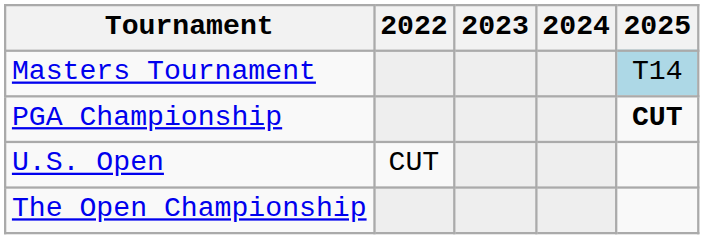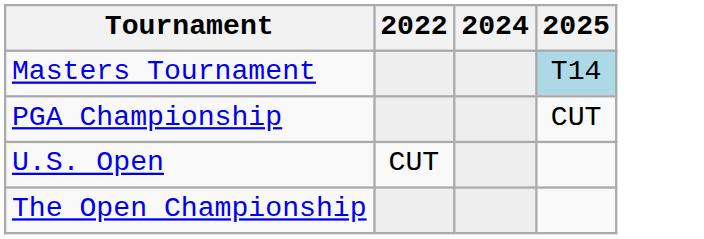- column: (495, 28)
(657, 119) bold -> (576, 119) normal
